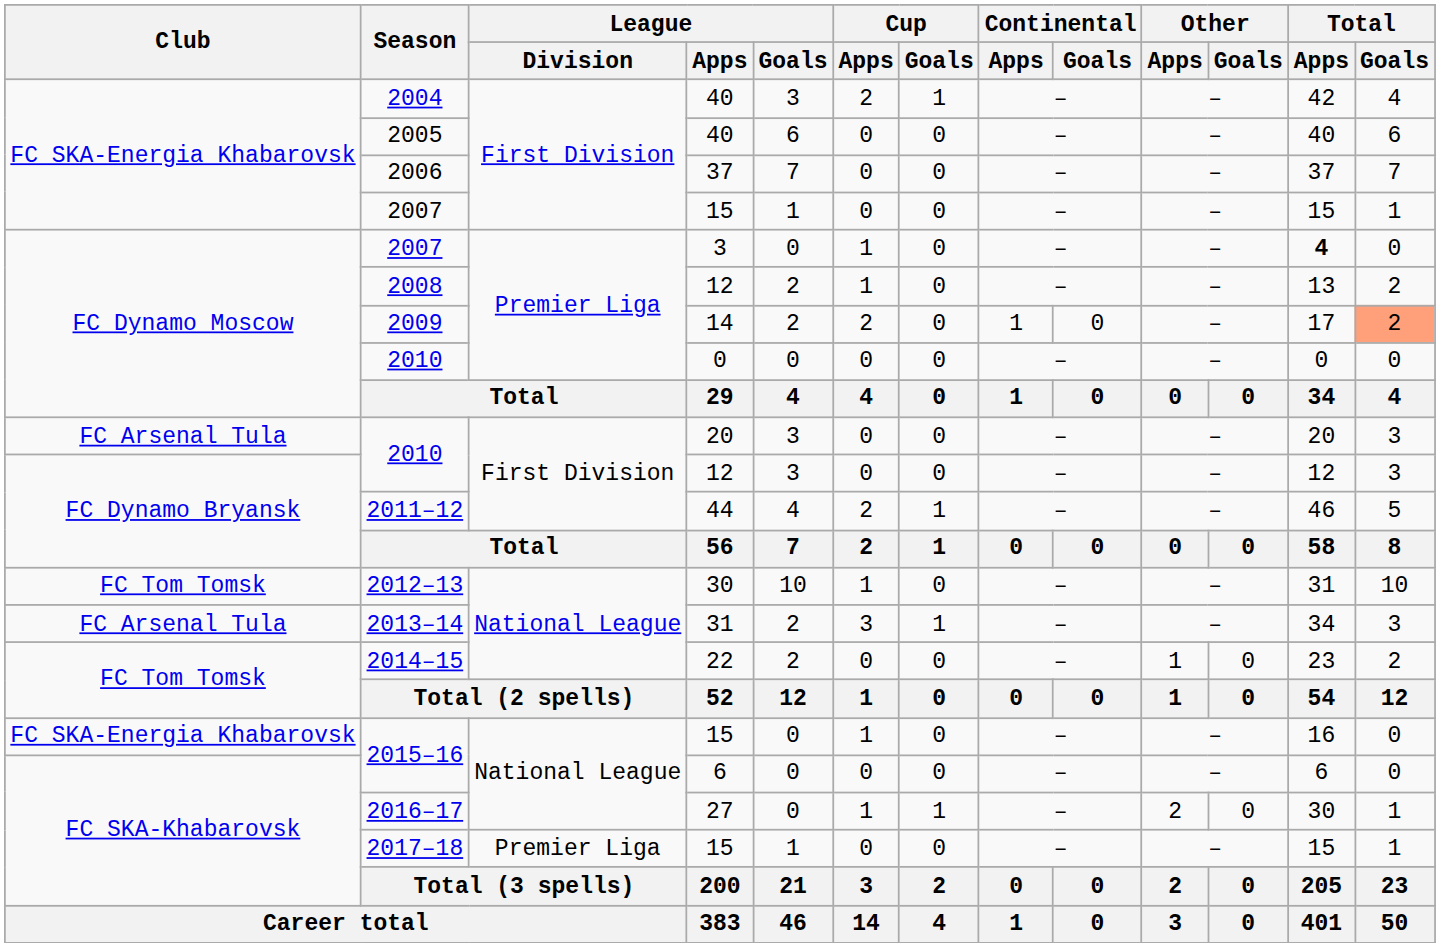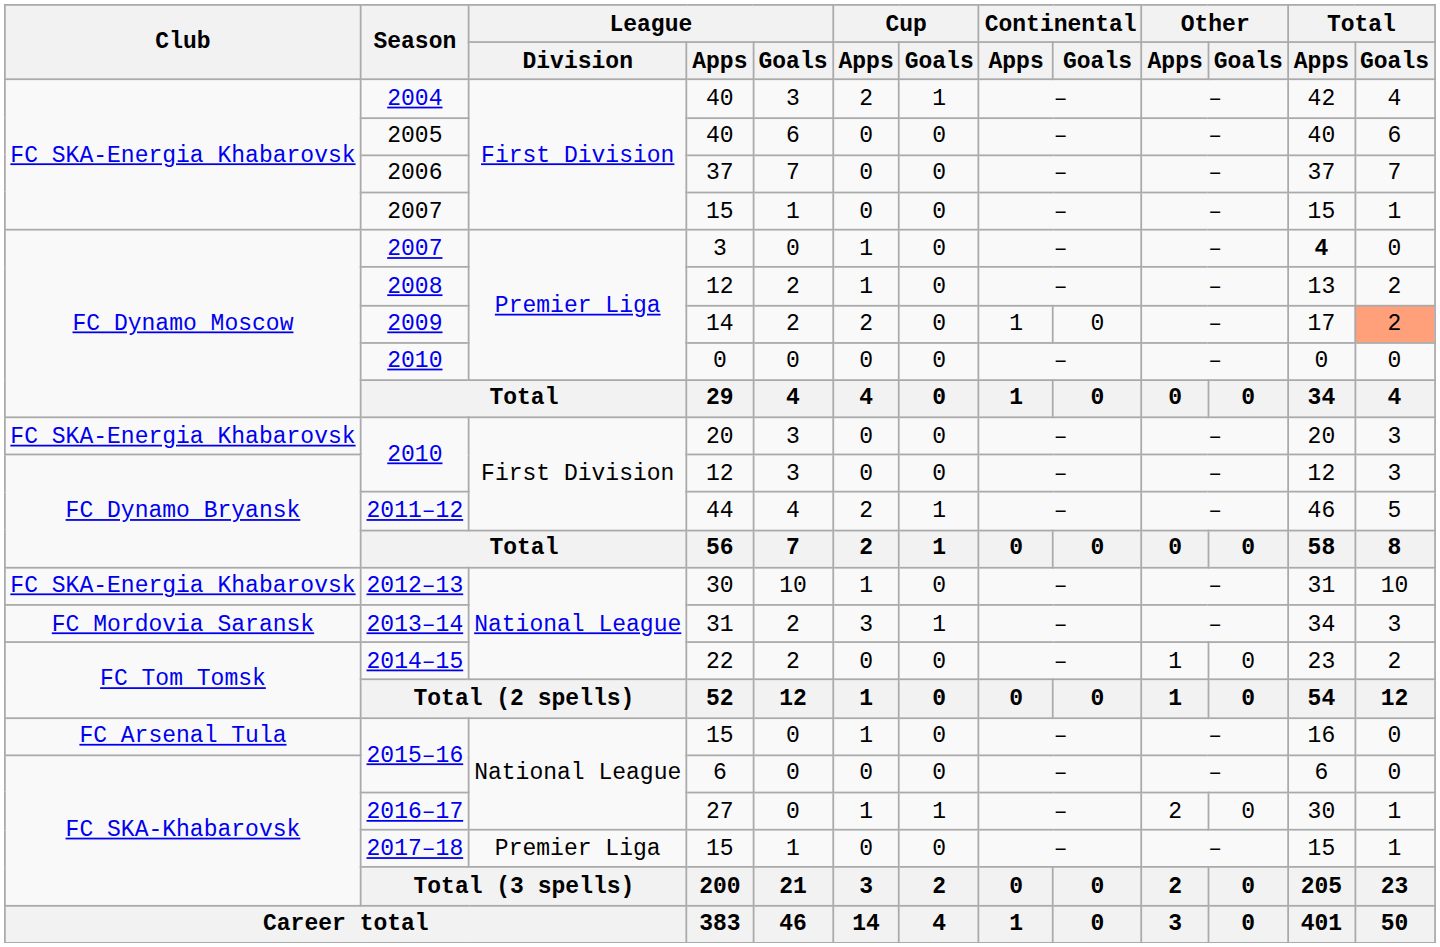(183, 436) FC Arsenal Tula -> (183, 436) FC SKA-Energia Khabarovsk
(183, 586) FC Tom Tomsk -> (183, 586) FC SKA-Energia Khabarovsk
(183, 624) FC Arsenal Tula -> (183, 624) FC Mordovia Saransk
(183, 736) FC SKA-Energia Khabarovsk -> (183, 736) FC Arsenal Tula
